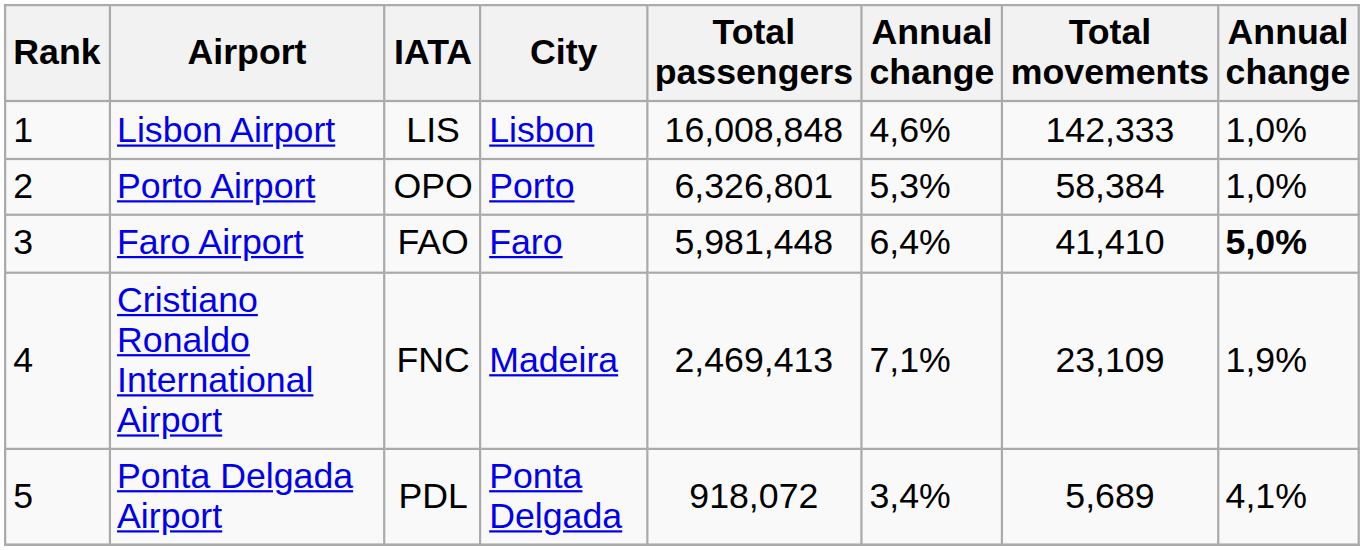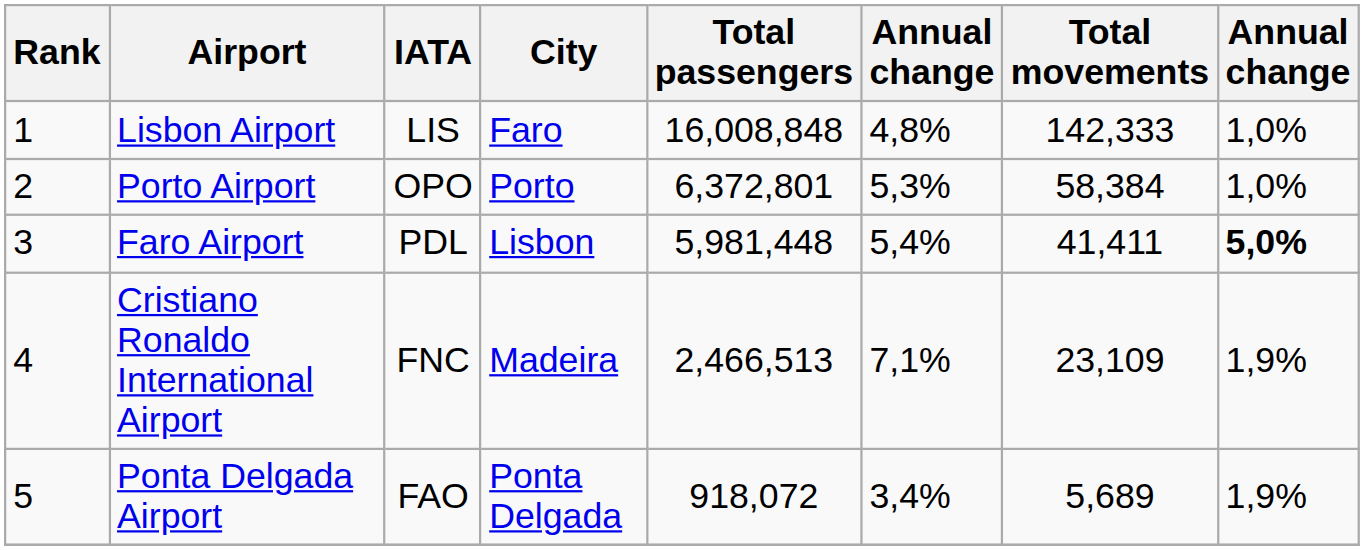(542, 129) Lisbon -> (526, 129) Faro
(910, 129) 4,6% -> (910, 129) 4,8%
(754, 186) 6,326,801 -> (754, 186) 6,372,801
(433, 242) FAO -> (433, 242) PDL
(526, 242) Faro -> (542, 242) Lisbon
(910, 242) 6,4% -> (910, 242) 5,4%
(1110, 242) 41,410 -> (1110, 242) 41,411
(754, 359) 2,469,413 -> (754, 359) 2,466,513
(433, 496) PDL -> (433, 496) FAO
(1266, 496) 4,1% -> (1266, 496) 1,9%
